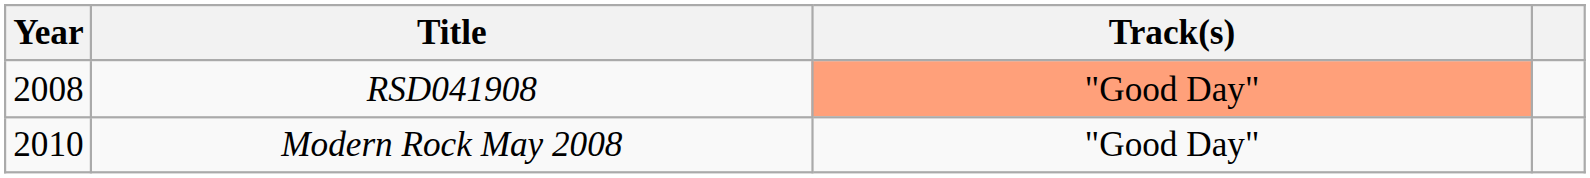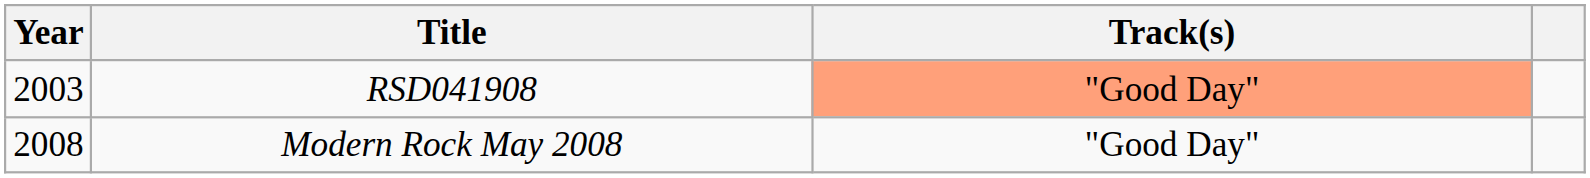(48, 88) 2008 -> (48, 88) 2003
(48, 144) 2010 -> (48, 144) 2008
